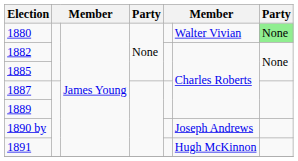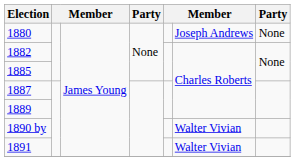(208, 33) Walter Vivian -> (214, 33) Joseph Andrews
(275, 33) lightgreen background -> (272, 33) no background
(214, 128) Joseph Andrews -> (208, 128) Walter Vivian
(216, 147) Hugh McKinnon -> (208, 147) Walter Vivian
